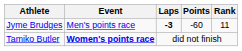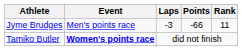(169, 26) bold -> (169, 26) normal
(197, 26) -60 -> (197, 26) -66
